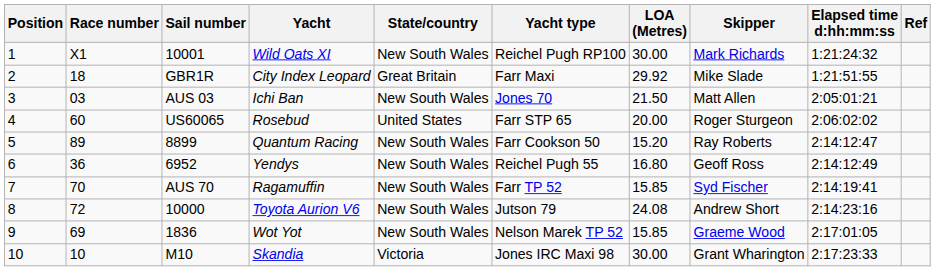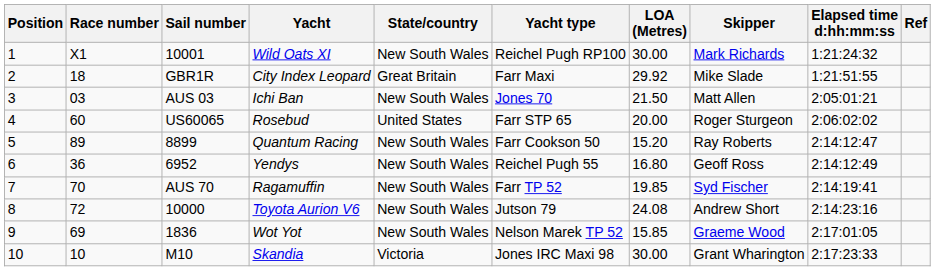(650, 187) 15.85 -> (650, 187) 19.85
